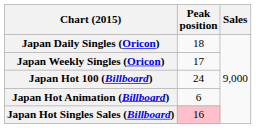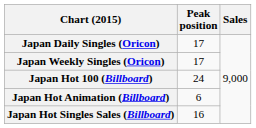(198, 43) 18 -> (198, 43) 17
(198, 114) pink background -> (198, 114) no background
